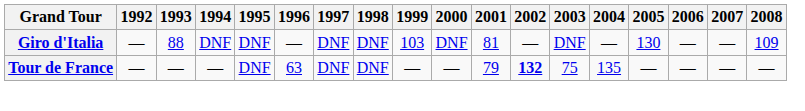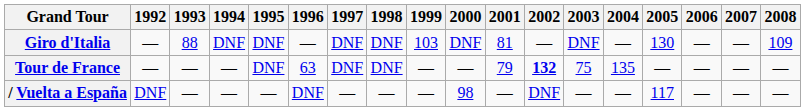+ row: (68, 93)
